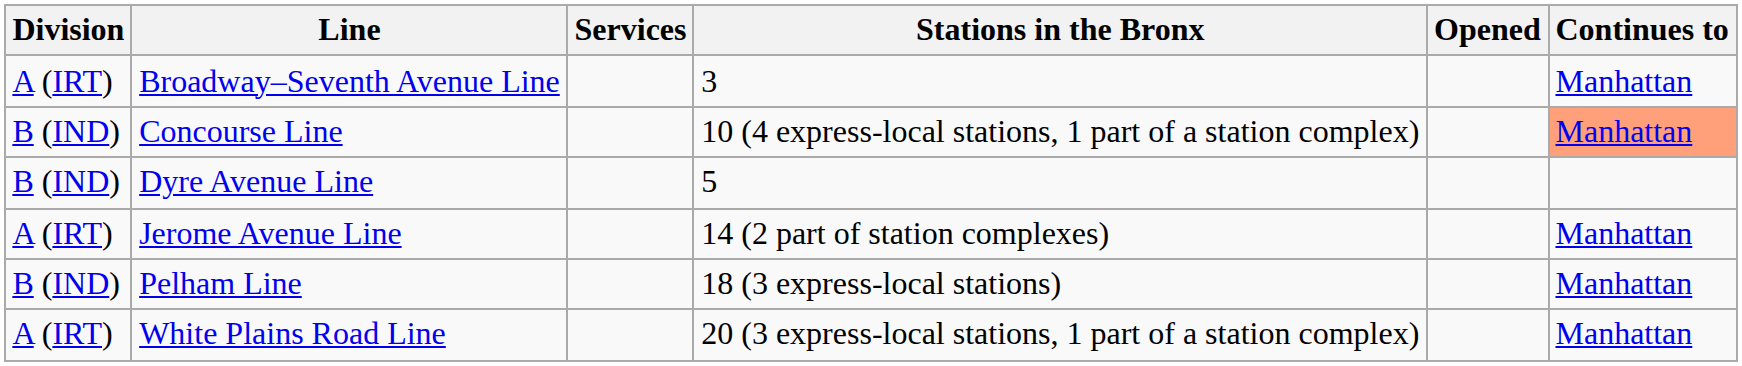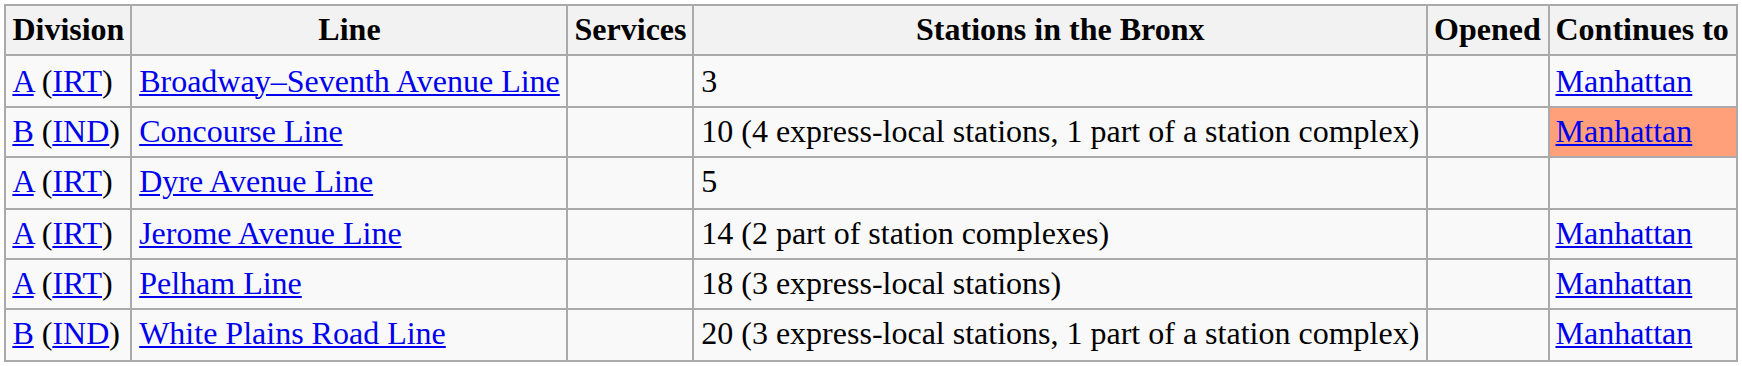(66, 182) B (IND) -> (63, 182) A (IRT)
(66, 283) B (IND) -> (63, 283) A (IRT)
(63, 334) A (IRT) -> (66, 334) B (IND)
